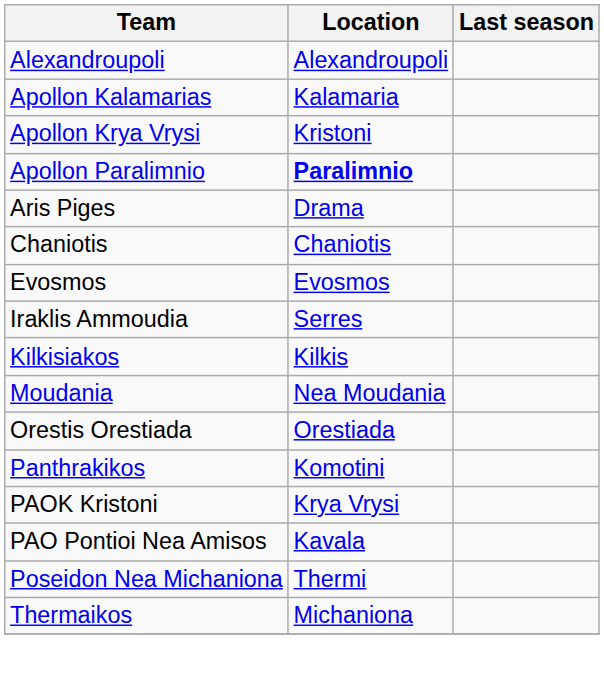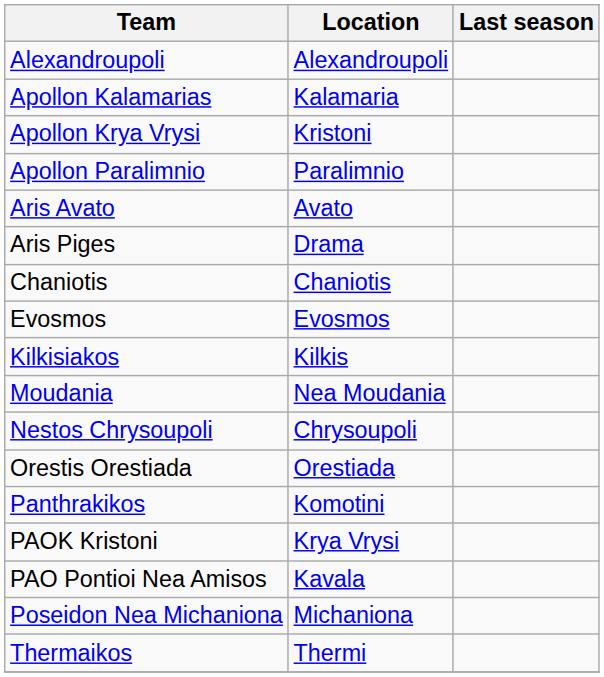(353, 171) bold -> (349, 171) normal
+ row: (62, 208)
- row: (99, 319)
+ row: (111, 430)
(330, 578) Thermi -> (353, 615) Michaniona
(353, 615) Michaniona -> (330, 652) Thermi
